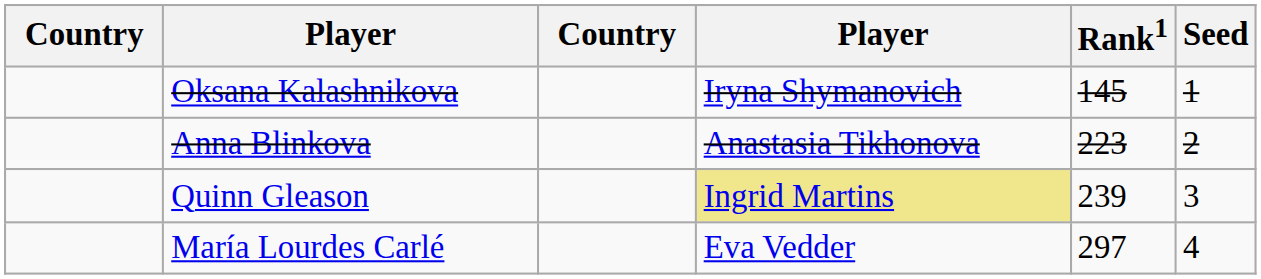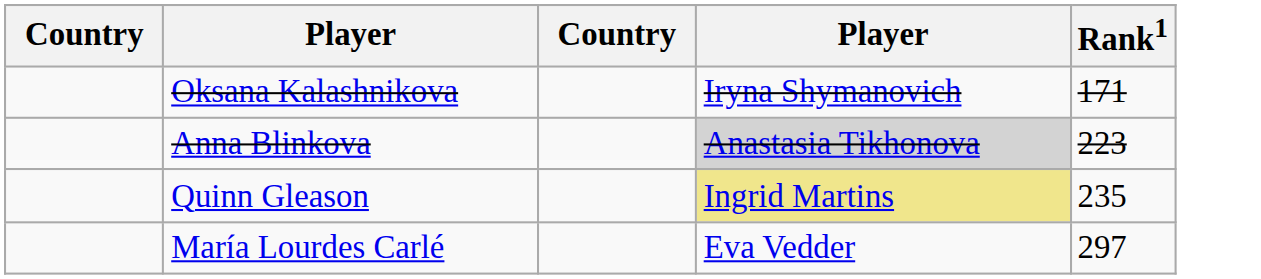- column: (1216, 34)
(1102, 91) 145 -> (1102, 91) 171
(842, 143) no background -> (842, 143) lightgrey background
(1102, 195) 239 -> (1102, 195) 235
